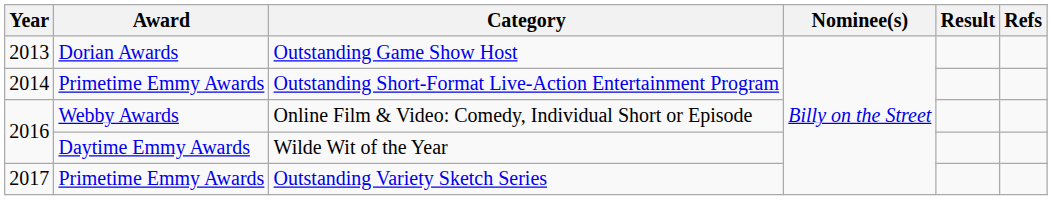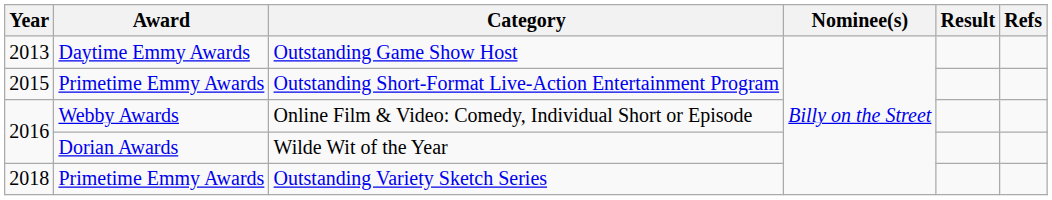(118, 52) Dorian Awards -> (154, 52) Daytime Emmy Awards
(29, 83) 2014 -> (29, 83) 2015
(154, 147) Daytime Emmy Awards -> (118, 147) Dorian Awards
(29, 178) 2017 -> (29, 178) 2018
